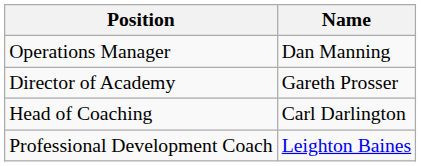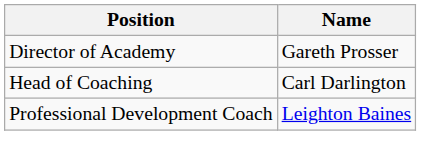- row: (90, 51)
